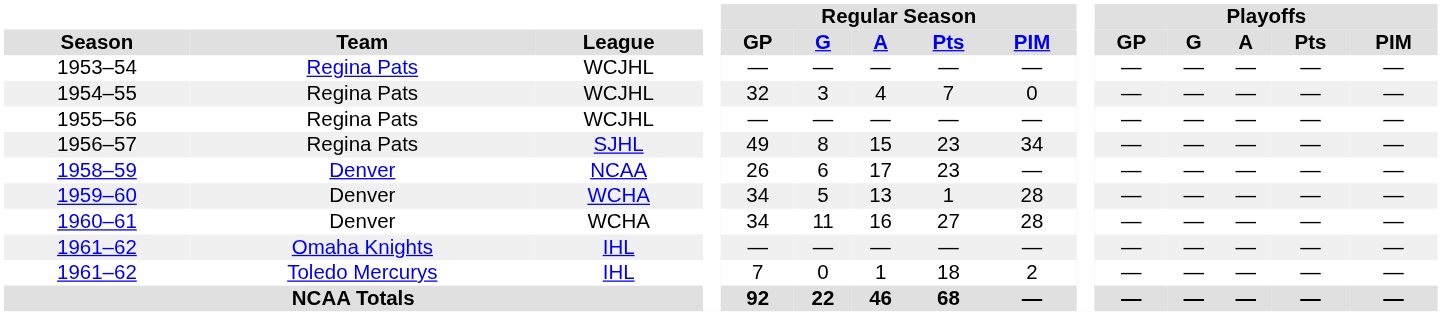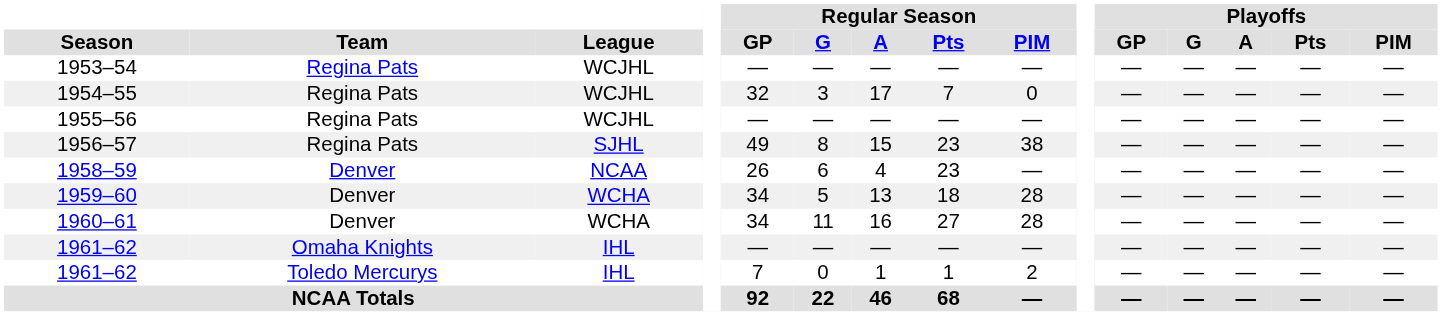(881, 93) 4 -> (881, 93) 17
(1032, 144) 34 -> (1032, 144) 38
(881, 170) 17 -> (881, 170) 4
(948, 195) 1 -> (949, 195) 18
(949, 272) 18 -> (948, 272) 1
